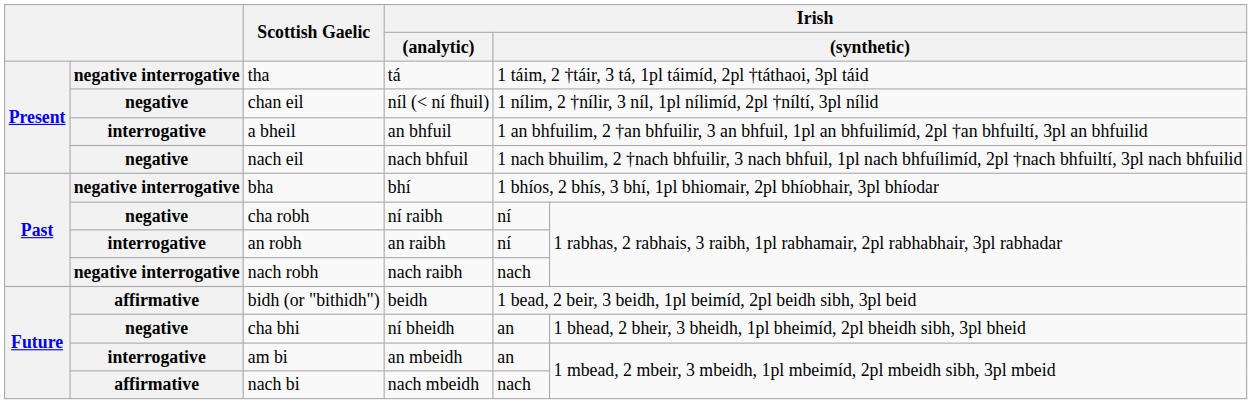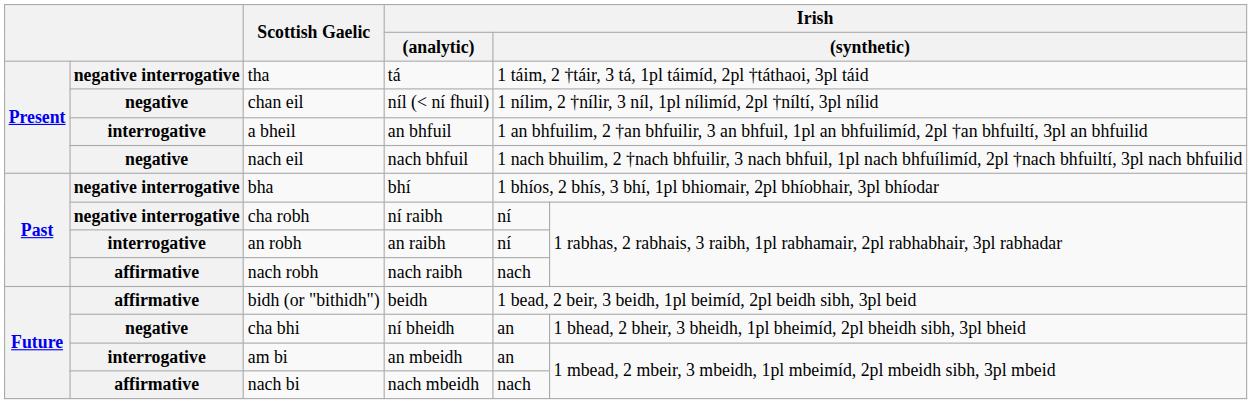(157, 215) negative -> (157, 215) negative interrogative
(157, 272) negative interrogative -> (157, 272) affirmative
